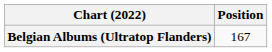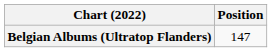(240, 36) 167 -> (240, 36) 147
